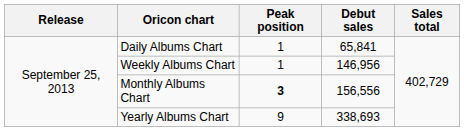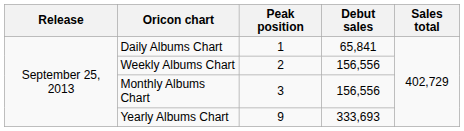(281, 65) 1 -> (281, 65) 2
(358, 65) 146,956 -> (358, 65) 156,556
(281, 91) bold -> (281, 91) normal
(358, 117) 338,693 -> (358, 117) 333,693
